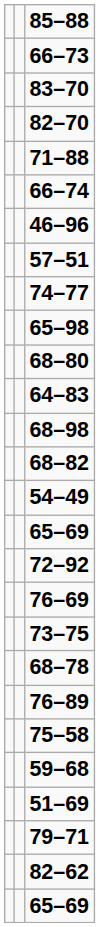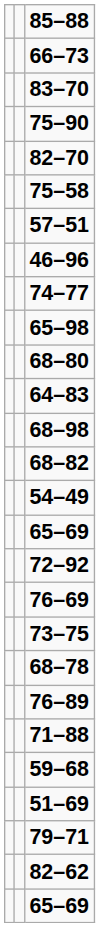+ row: (10, 124)
rows swapped: (10, 158) <-> (10, 736)
- row: (10, 192)
rows swapped: (10, 260) <-> (10, 226)
